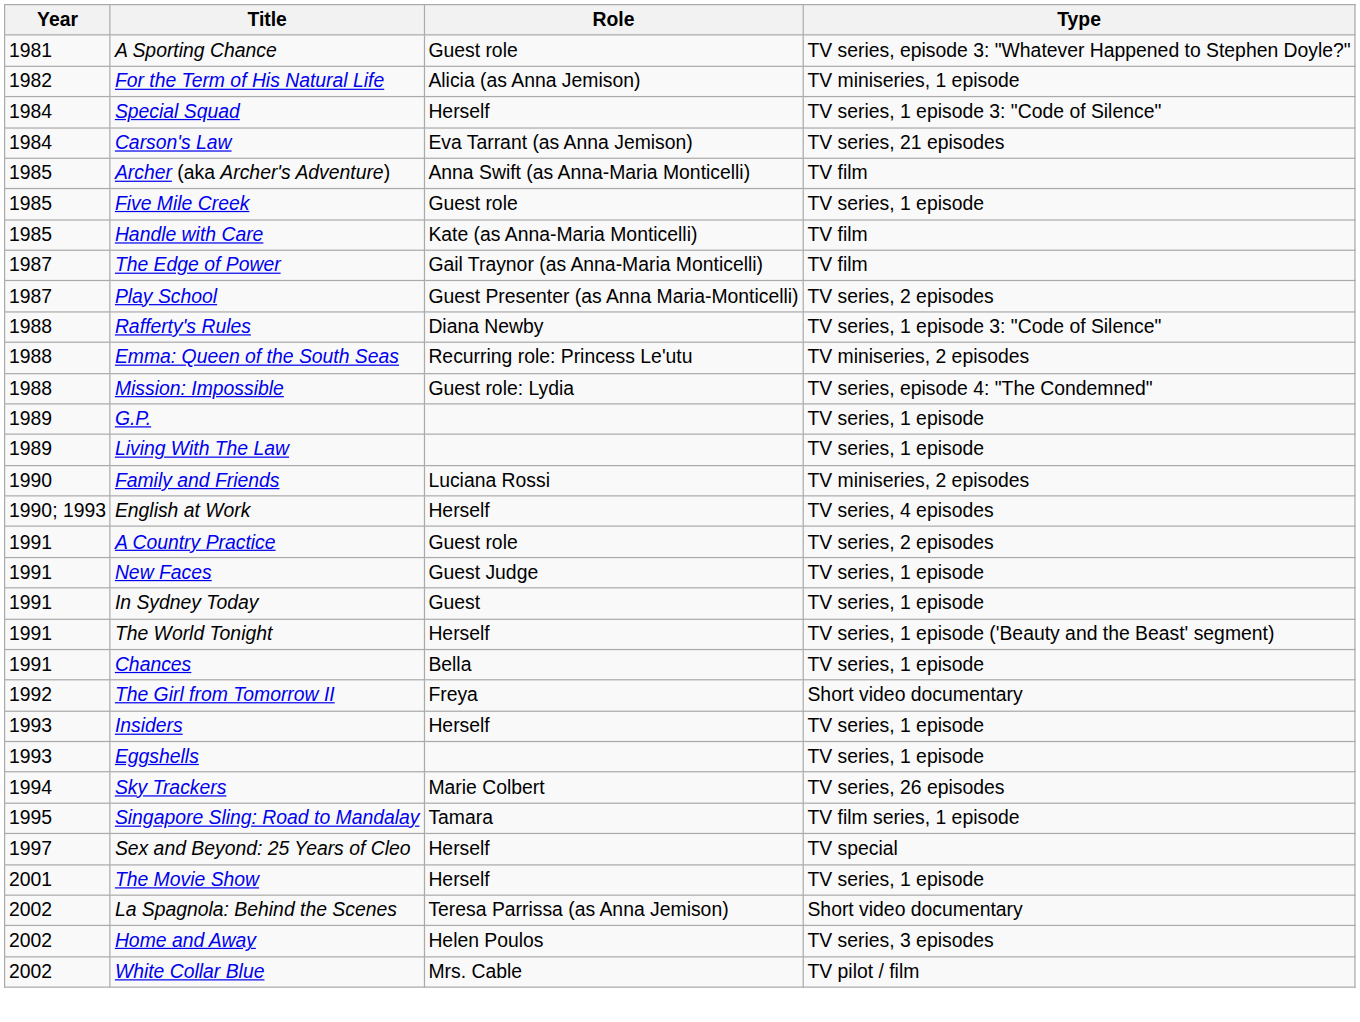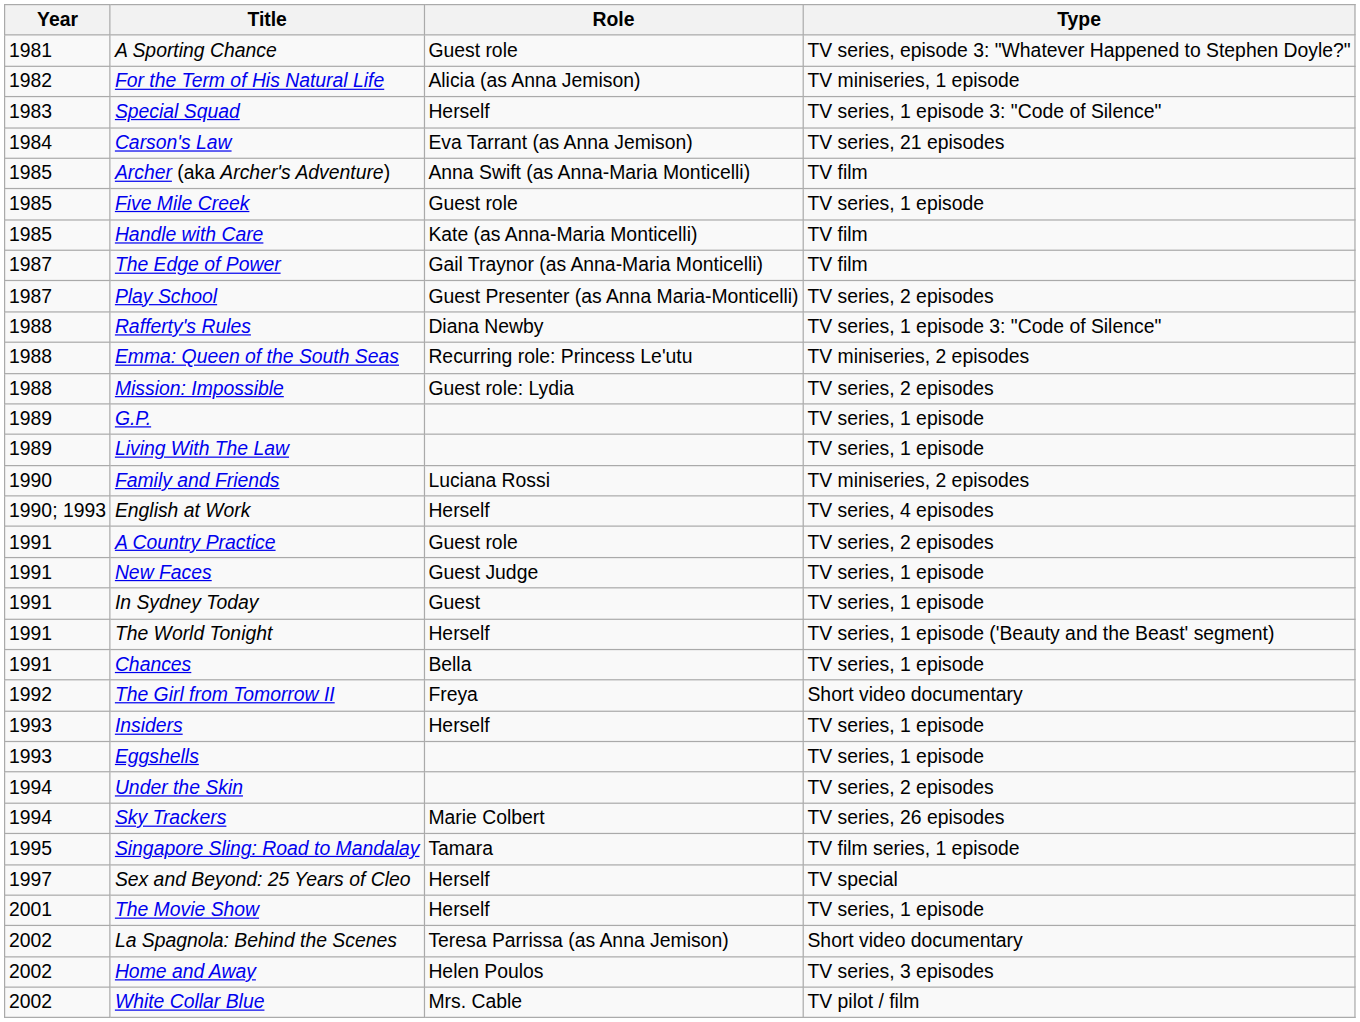(31, 111) 1984 -> (31, 111) 1983
(980, 388) TV series, episode 4: "The Condemned" -> (901, 388) TV series, 2 episodes
+ row: (179, 787)
